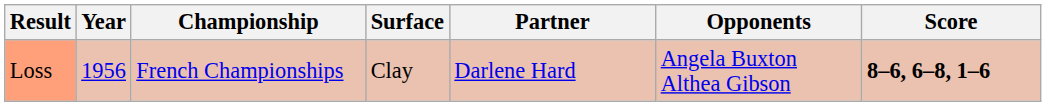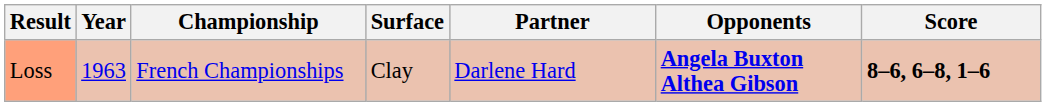(104, 70) 1956 -> (104, 70) 1963
(729, 70) normal -> (732, 70) bold
